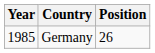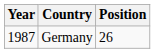(21, 37) 1985 -> (21, 37) 1987
